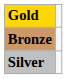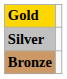rows swapped: (26, 62) <-> (30, 39)
